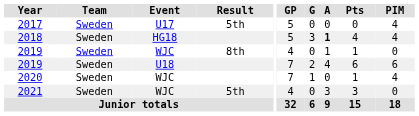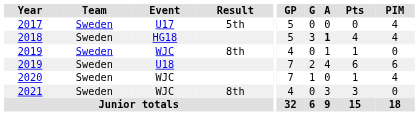(235, 91) 5th -> (235, 91) 8th
